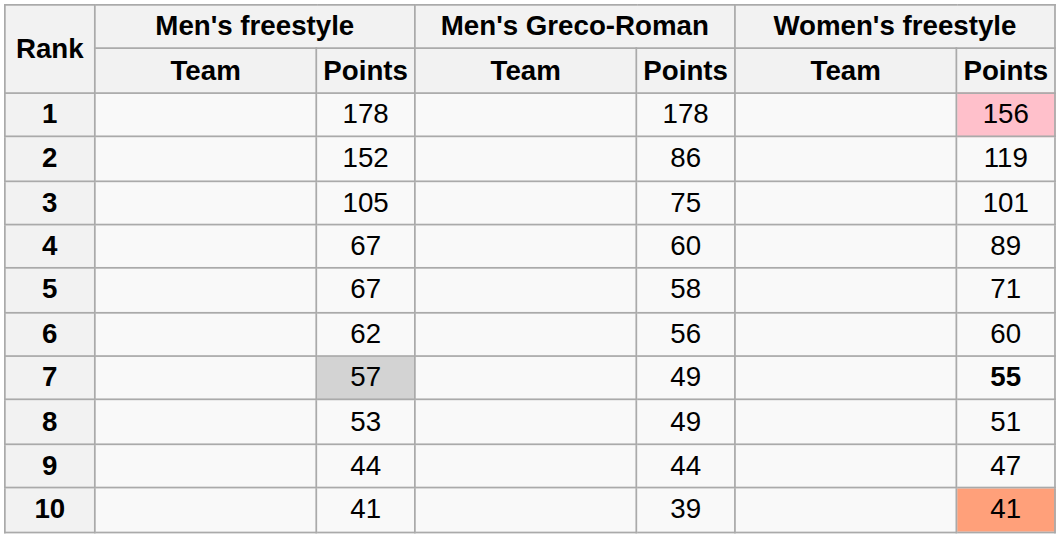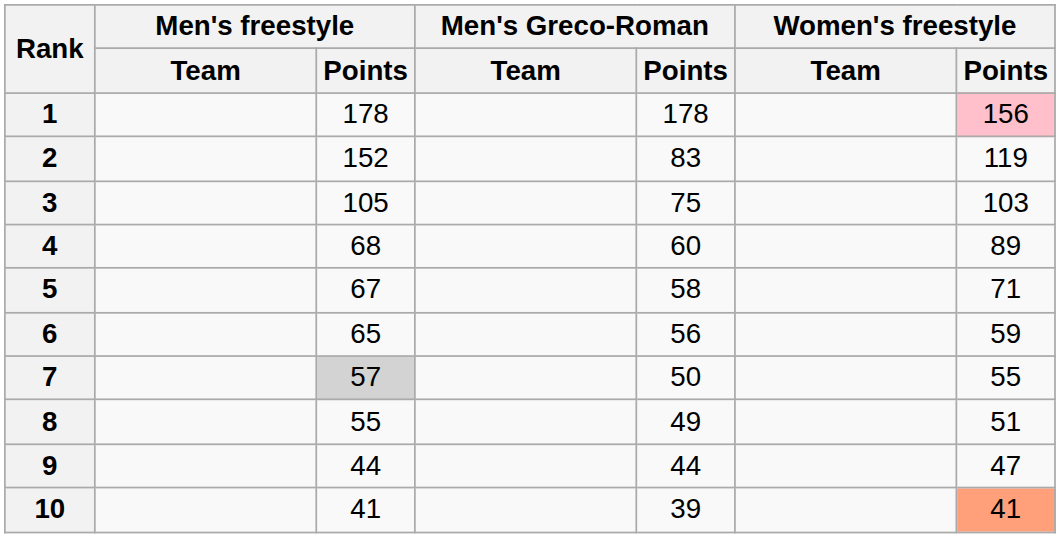(686, 158) 86 -> (686, 158) 83
(1006, 202) 101 -> (1006, 202) 103
(366, 245) 67 -> (366, 245) 68
(366, 333) 62 -> (366, 333) 65
(1006, 333) 60 -> (1006, 333) 59
(686, 377) 49 -> (686, 377) 50
(1006, 377) bold -> (1006, 377) normal
(366, 421) 53 -> (366, 421) 55
